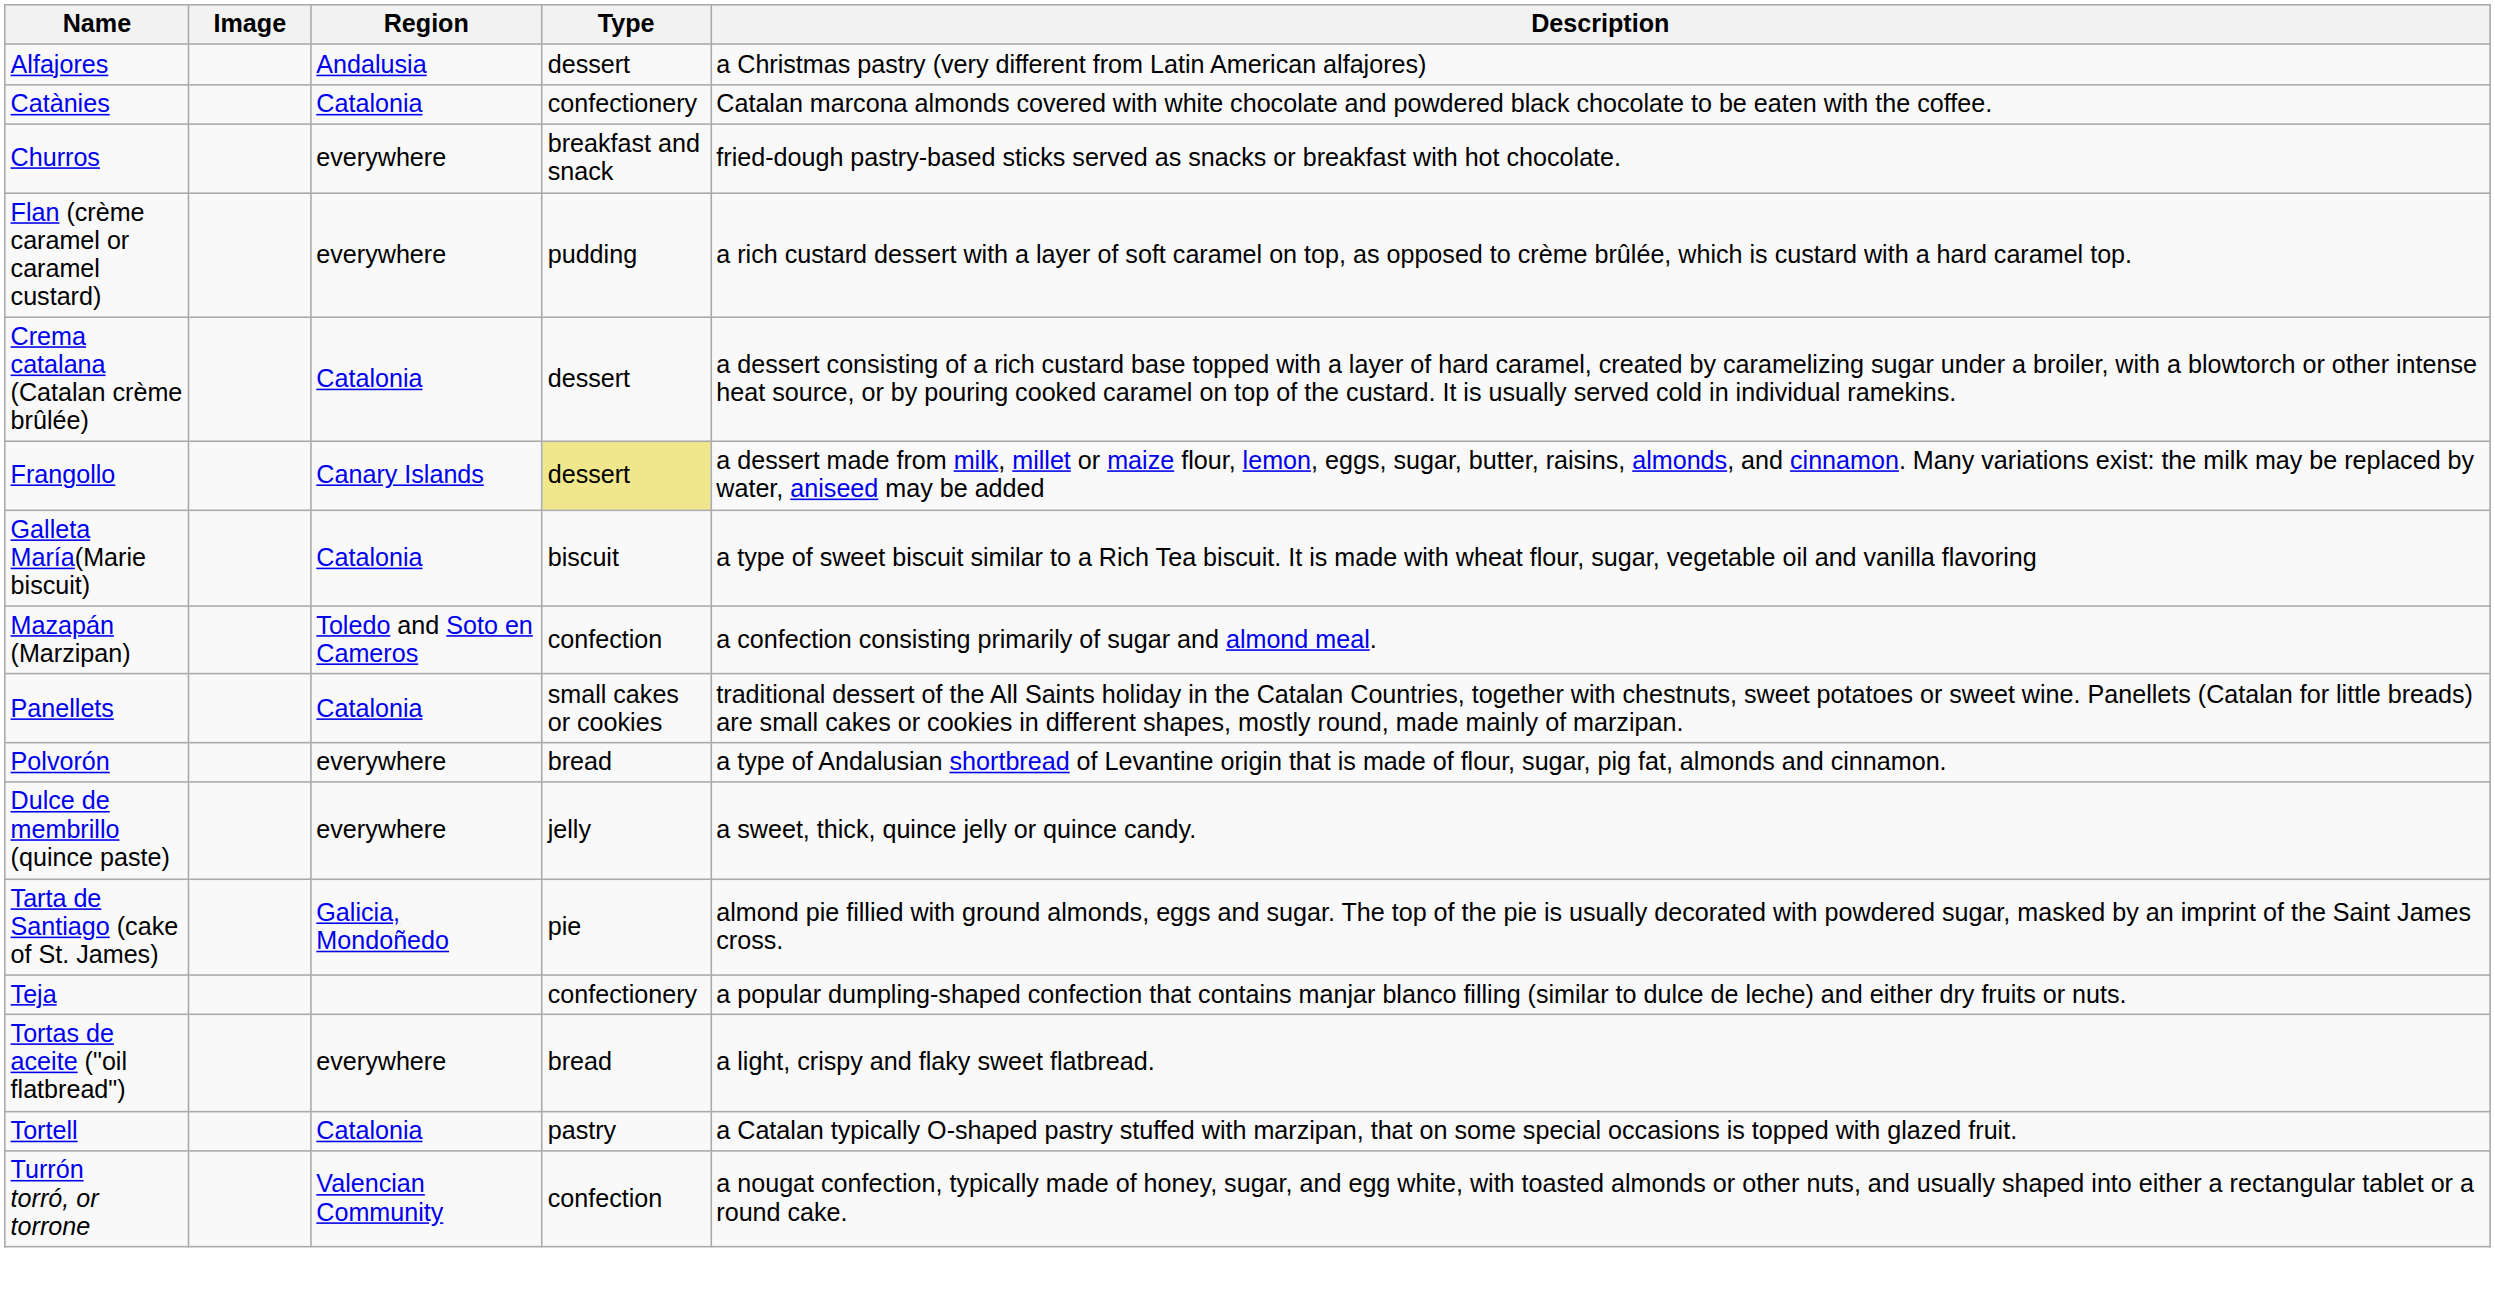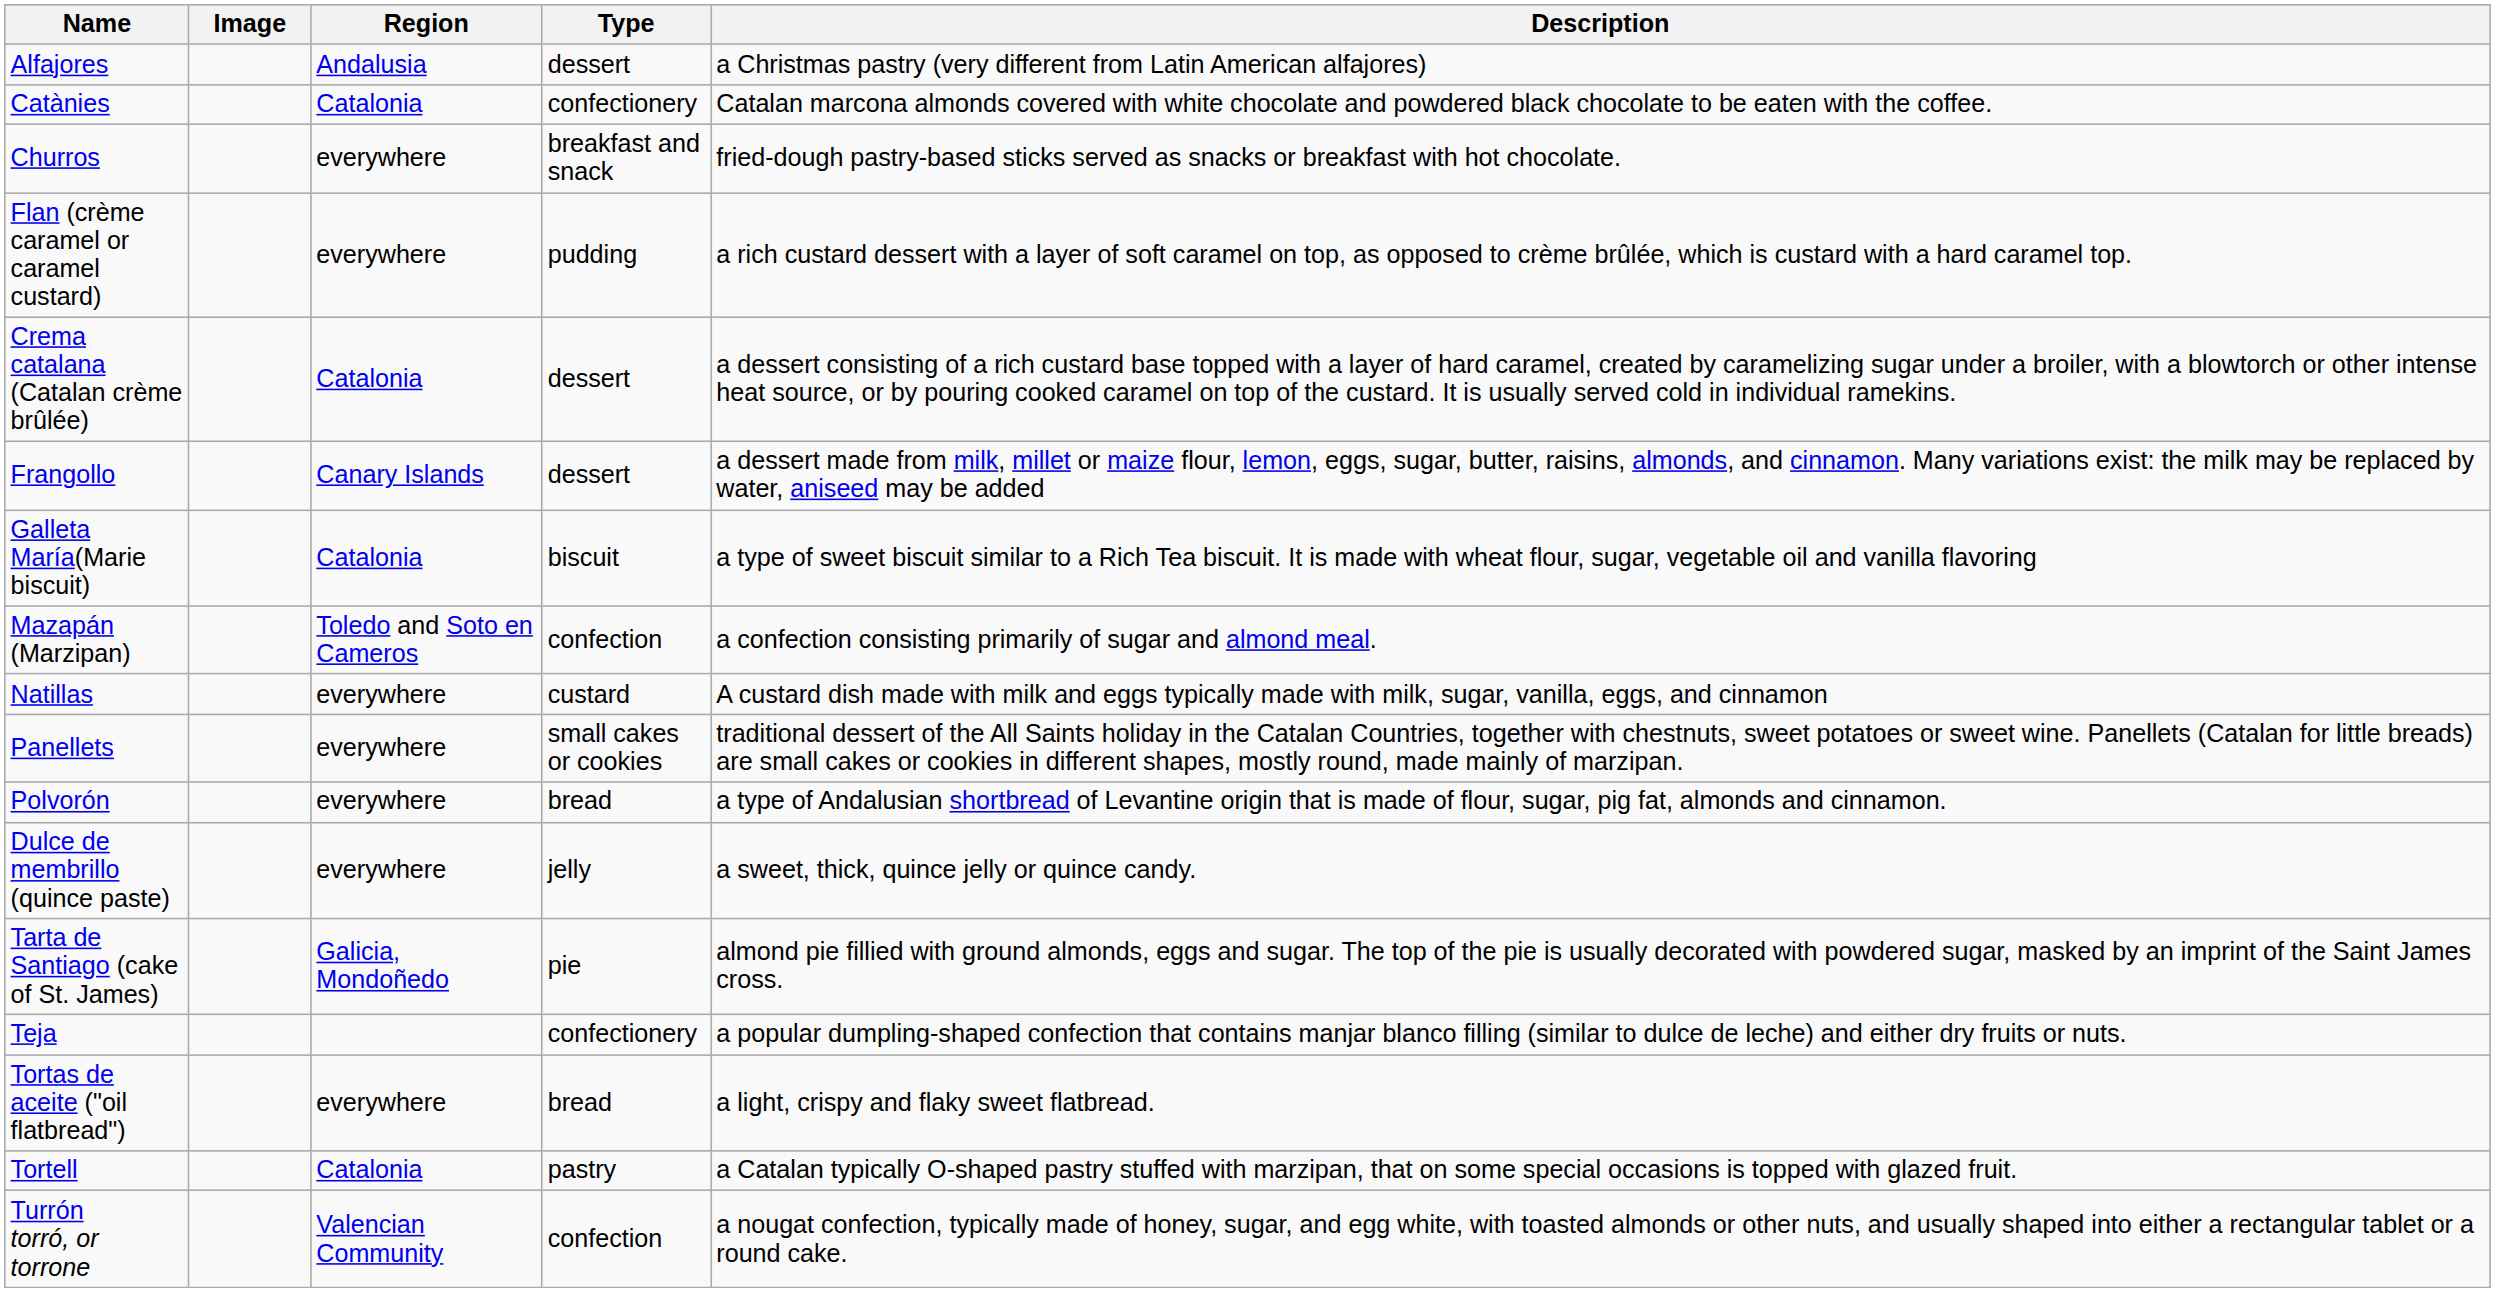(589, 475) khaki background -> (589, 475) no background
+ row: (52, 693)
(369, 707) Catalonia -> (381, 747) everywhere
